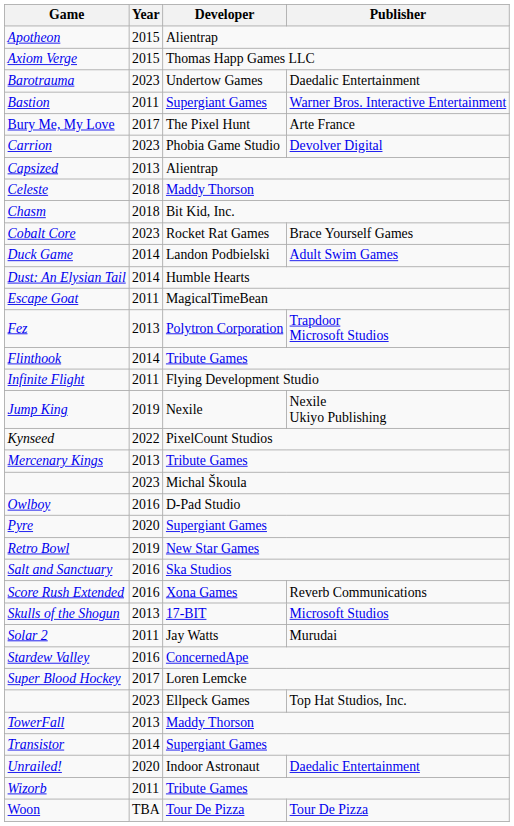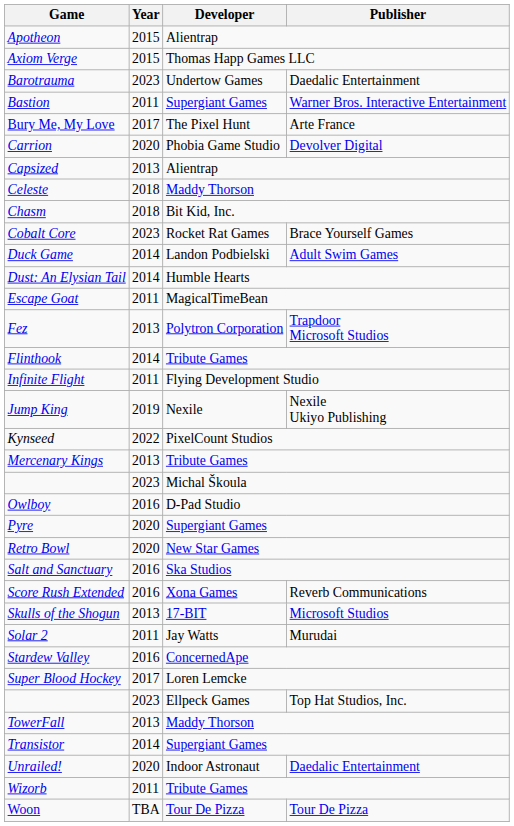(146, 146) 2023 -> (146, 146) 2020
(146, 548) 2019 -> (146, 548) 2020
